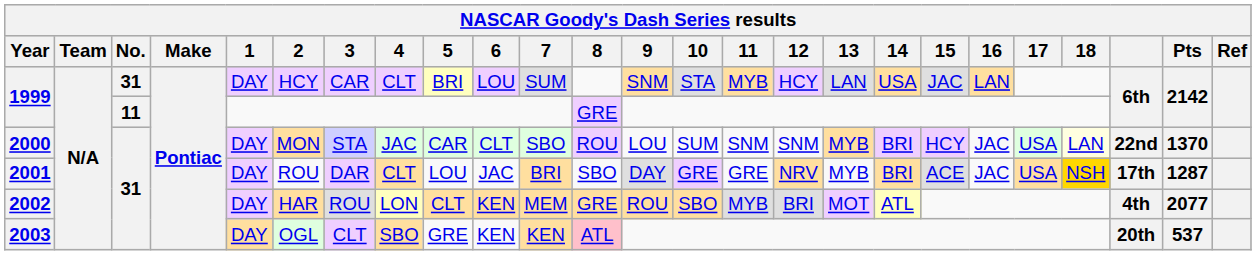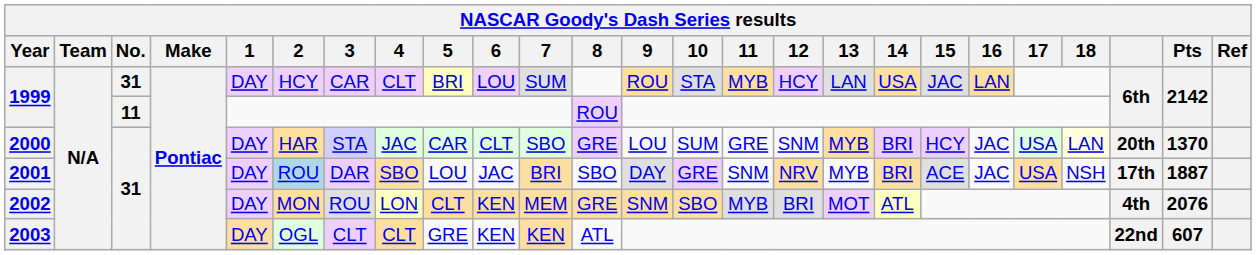(647, 81) SNM -> (647, 81) ROU
(597, 112) GRE -> (597, 112) ROU
(298, 143) MON -> (298, 143) HAR
(597, 143) ROU -> (597, 143) GRE
(748, 143) SNM -> (748, 143) GRE
(1136, 143) 22nd -> (1136, 143) 20th
(298, 173) no background -> (298, 173) lightblue background
(399, 173) CLT -> (399, 173) SBO
(748, 173) GRE -> (748, 173) SNM
(1086, 173) gold background -> (1086, 173) no background
(1187, 173) 1287 -> (1187, 173) 1887
(298, 204) HAR -> (298, 204) MON
(647, 204) ROU -> (647, 204) SNM
(1187, 204) 2077 -> (1187, 204) 2076
(399, 235) SBO -> (399, 235) CLT
(597, 235) pink background -> (597, 235) no background
(1136, 235) 20th -> (1136, 235) 22nd
(1187, 235) 537 -> (1187, 235) 607
